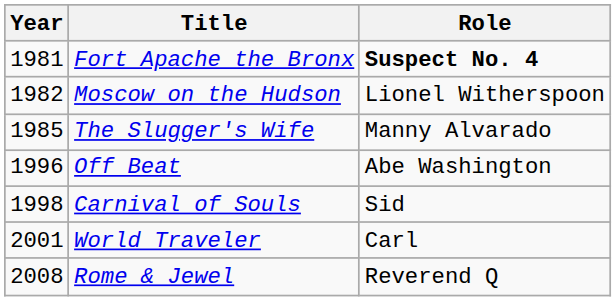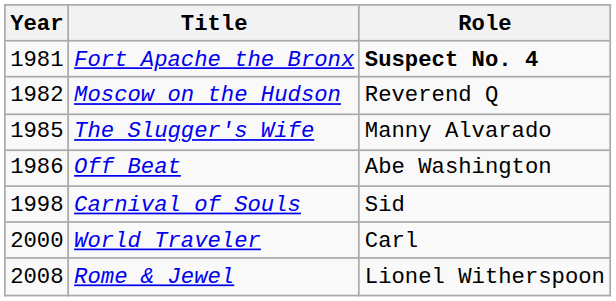(485, 95) Lionel Witherspoon -> (432, 95) Reverend Q
(37, 168) 1996 -> (37, 168) 1986
(37, 240) 2001 -> (37, 240) 2000
(432, 277) Reverend Q -> (485, 277) Lionel Witherspoon
